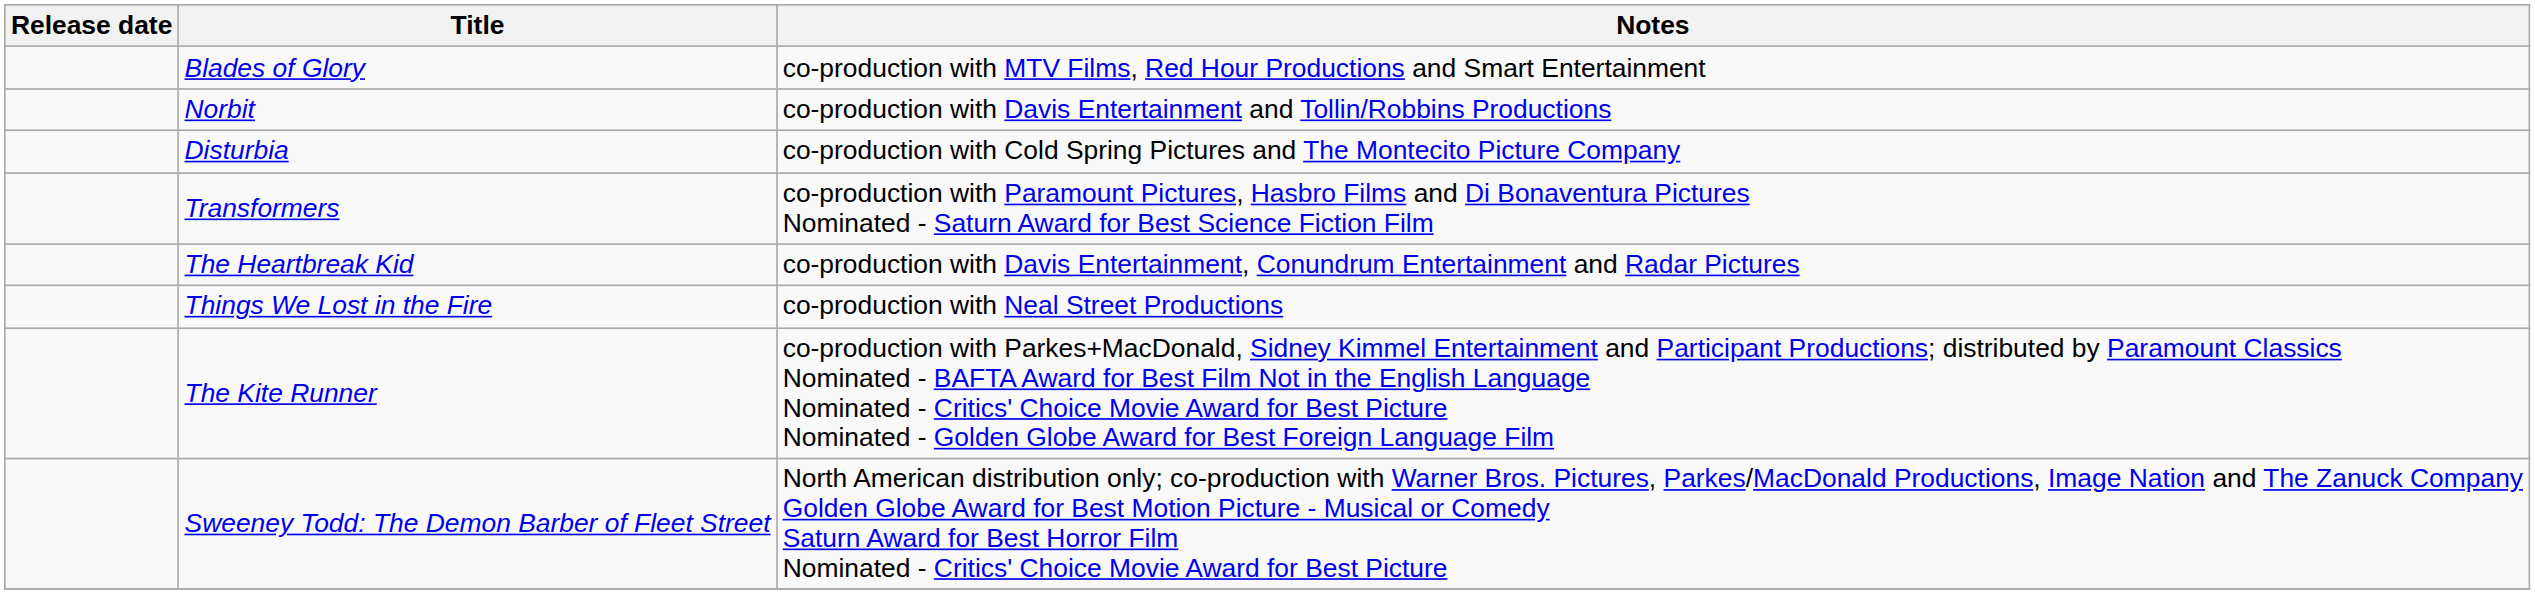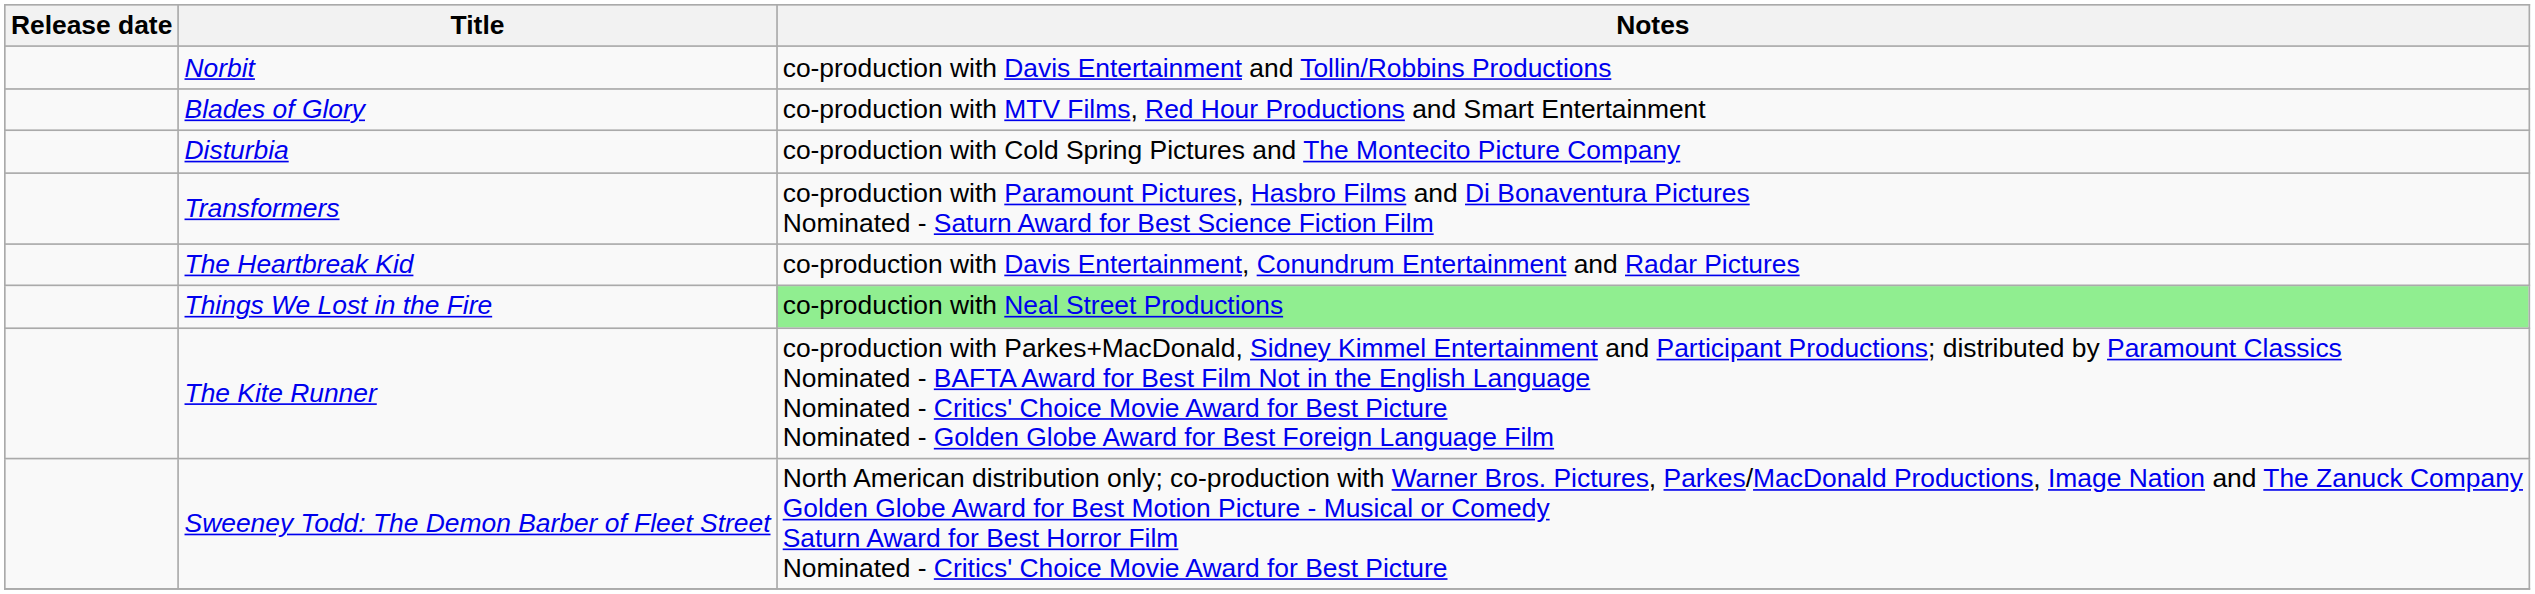rows swapped: (220, 109) <-> (275, 67)
(1033, 306) no background -> (1033, 306) lightgreen background
